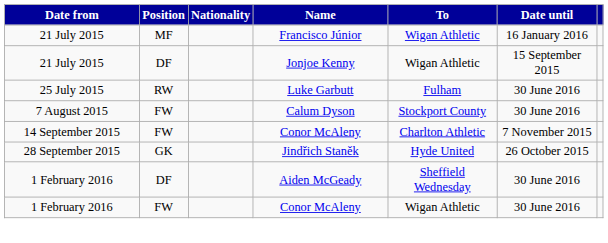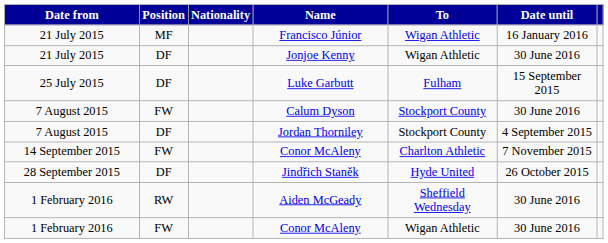(547, 63) 15 September 2015 -> (547, 55) 30 June 2016
(164, 90) RW -> (164, 83) DF
(547, 90) 30 June 2016 -> (547, 83) 15 September 2015
+ row: (72, 131)
(164, 152) GK -> (164, 172) DF
(164, 180) DF -> (164, 200) RW
